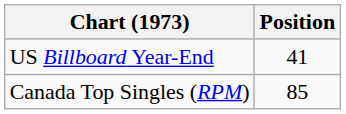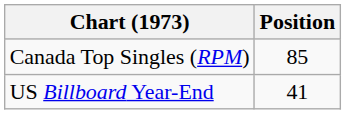rows swapped: (130, 91) <-> (112, 56)
